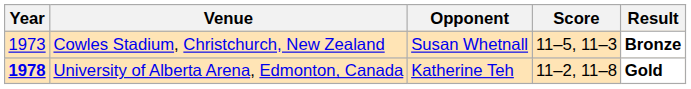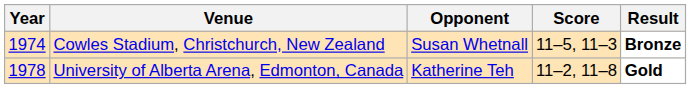(27, 45) 1973 -> (27, 45) 1974
(27, 71) bold -> (27, 71) normal
